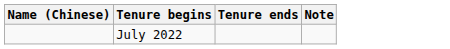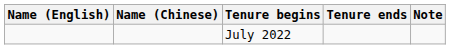+ column: (59, 14)
